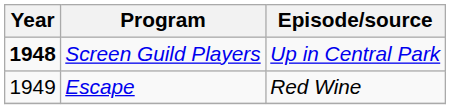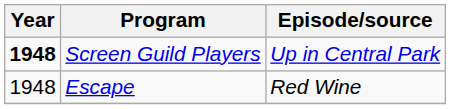(33, 86) 1949 -> (33, 86) 1948
